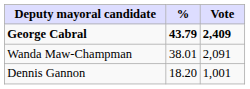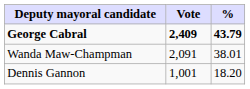columns swapped: (222, 14) <-> (183, 14)
